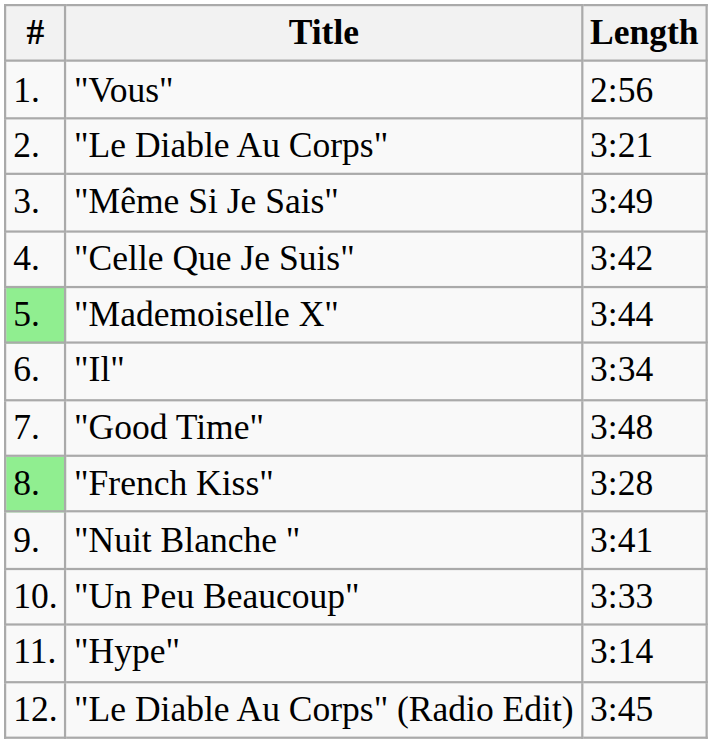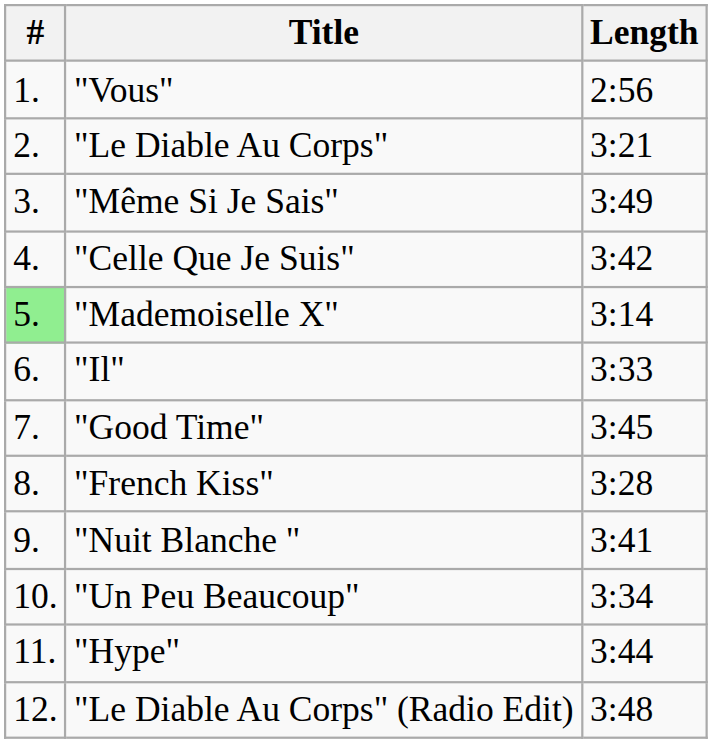(622, 314) 3:44 -> (622, 314) 3:14
(622, 370) 3:34 -> (622, 370) 3:33
(622, 426) 3:48 -> (622, 426) 3:45
(27, 483) lightgreen background -> (27, 483) no background
(622, 595) 3:33 -> (622, 595) 3:34
(622, 652) 3:14 -> (622, 652) 3:44
(622, 708) 3:45 -> (622, 708) 3:48
